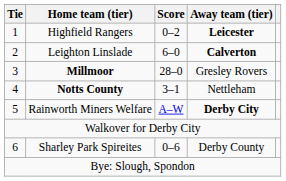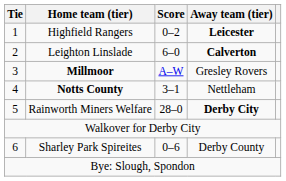(171, 70) 28–0 -> (171, 70) A–W
(171, 108) A–W -> (171, 108) 28–0
